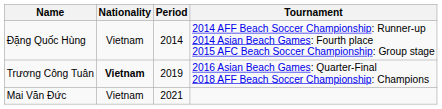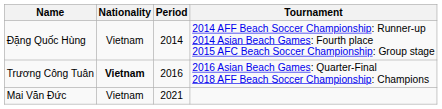(172, 73) 2019 -> (172, 73) 2016
